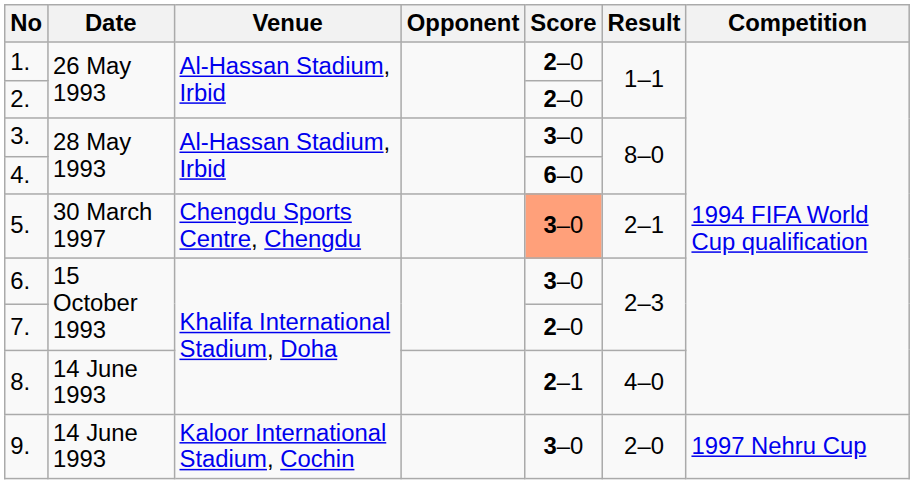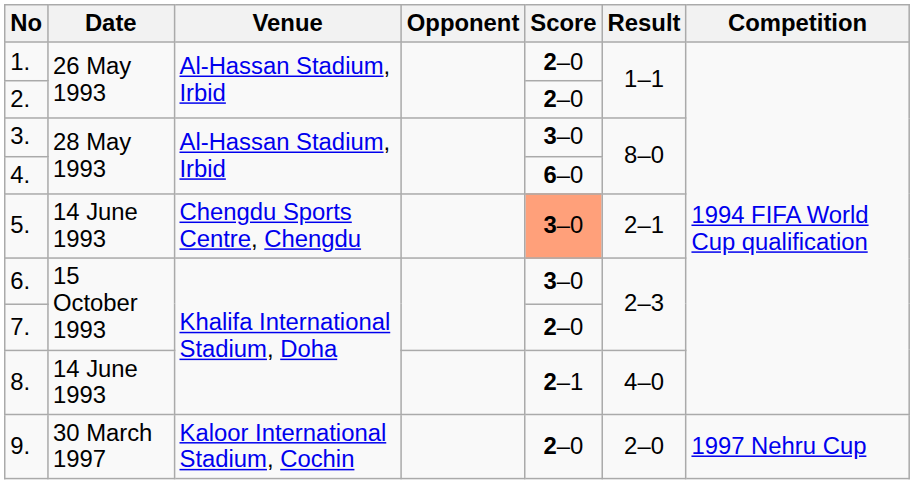(103, 225) 30 March 1997 -> (95, 225) 14 June 1993
(95, 446) 14 June 1993 -> (103, 446) 30 March 1997
(563, 446) 3–0 -> (563, 446) 2–0
